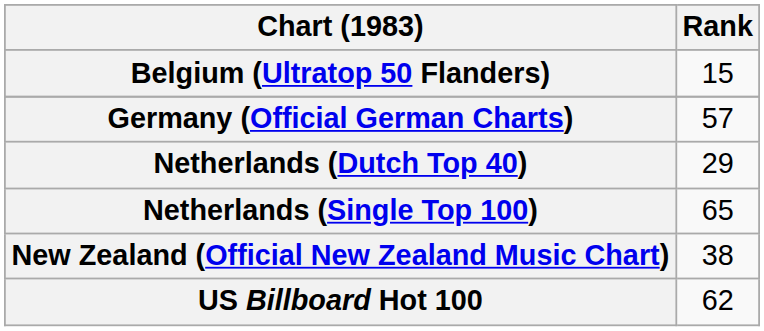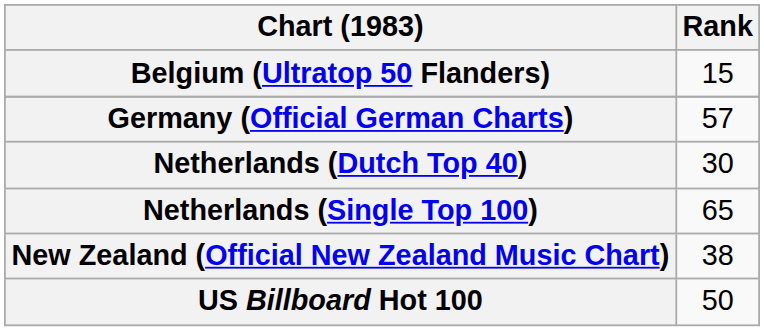(718, 164) 29 -> (718, 164) 30
(718, 301) 62 -> (718, 301) 50
